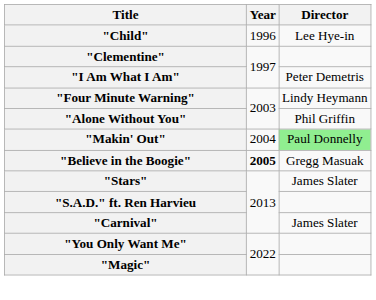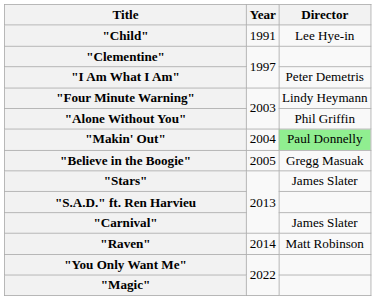(263, 35) 1996 -> (263, 35) 1991
(263, 160) bold -> (263, 160) normal
+ row: (126, 243)
